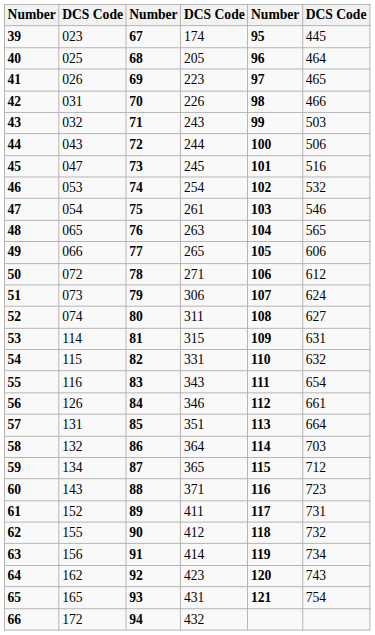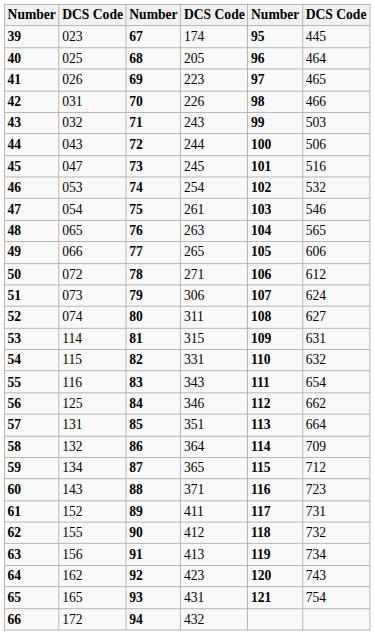(72, 403) 126 -> (72, 403) 125
(316, 403) 661 -> (316, 403) 662
(316, 446) 703 -> (316, 446) 709
(194, 554) 414 -> (194, 554) 413
